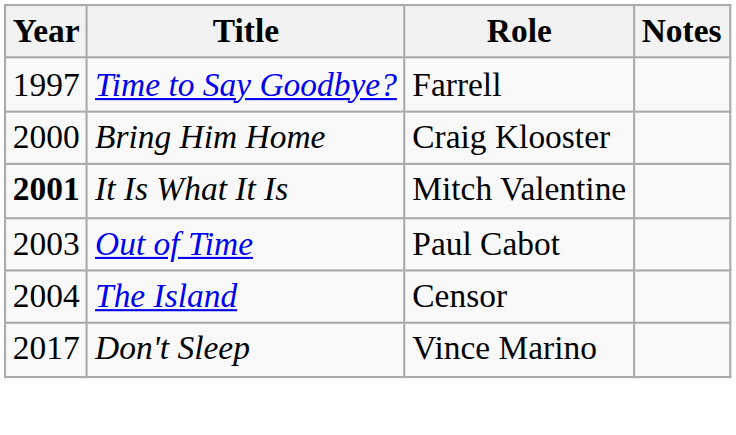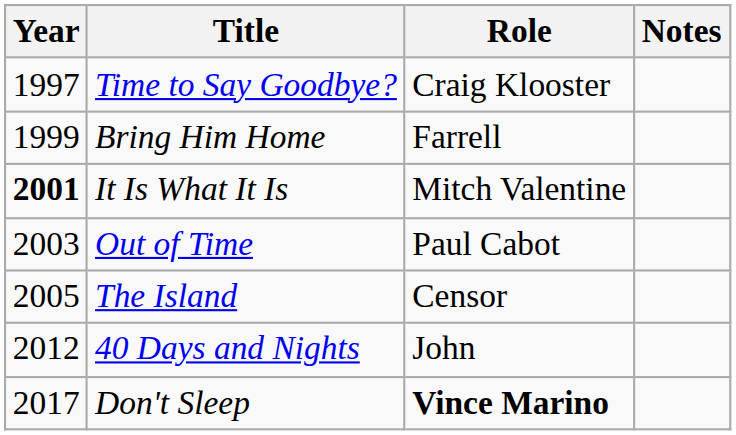(457, 84) Farrell -> (511, 84) Craig Klooster
(46, 137) 2000 -> (46, 137) 1999
(511, 137) Craig Klooster -> (457, 137) Farrell
(46, 296) 2004 -> (46, 296) 2005
+ row: (227, 349)
(505, 349) normal -> (511, 402) bold
